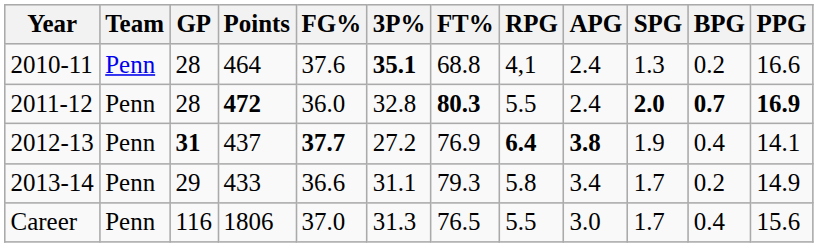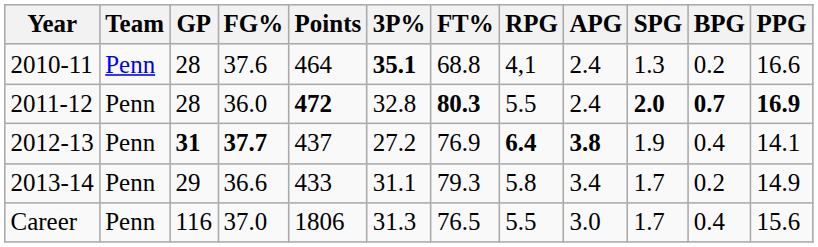columns swapped: (257, 24) <-> (331, 24)
